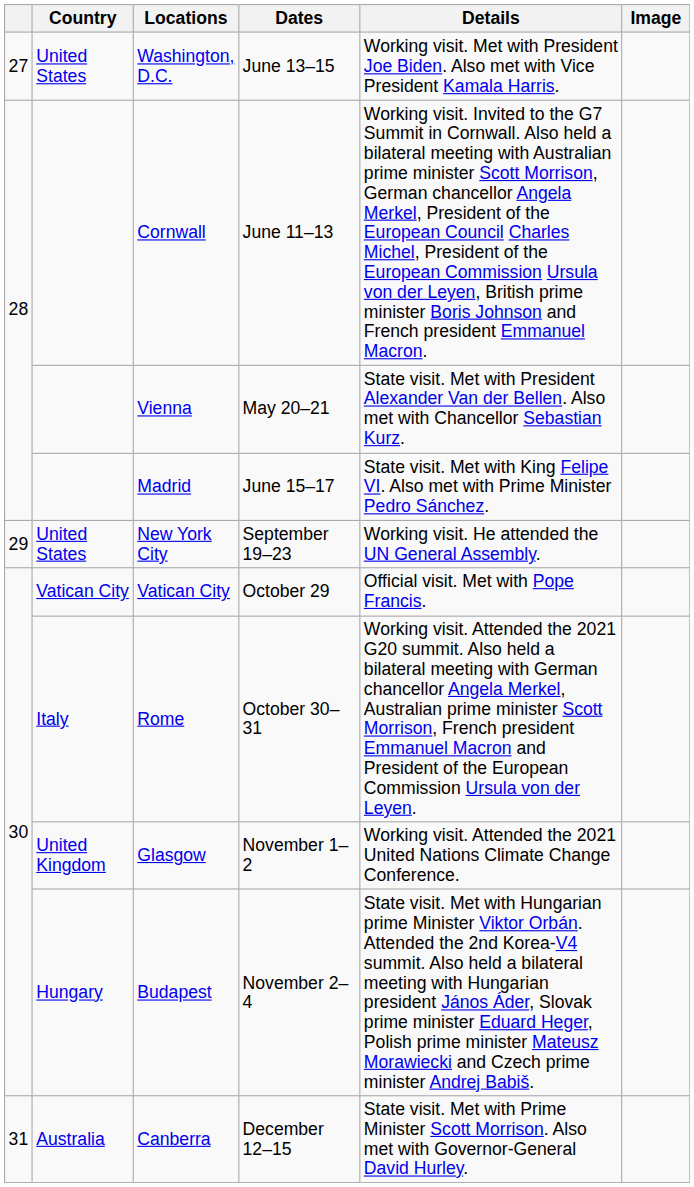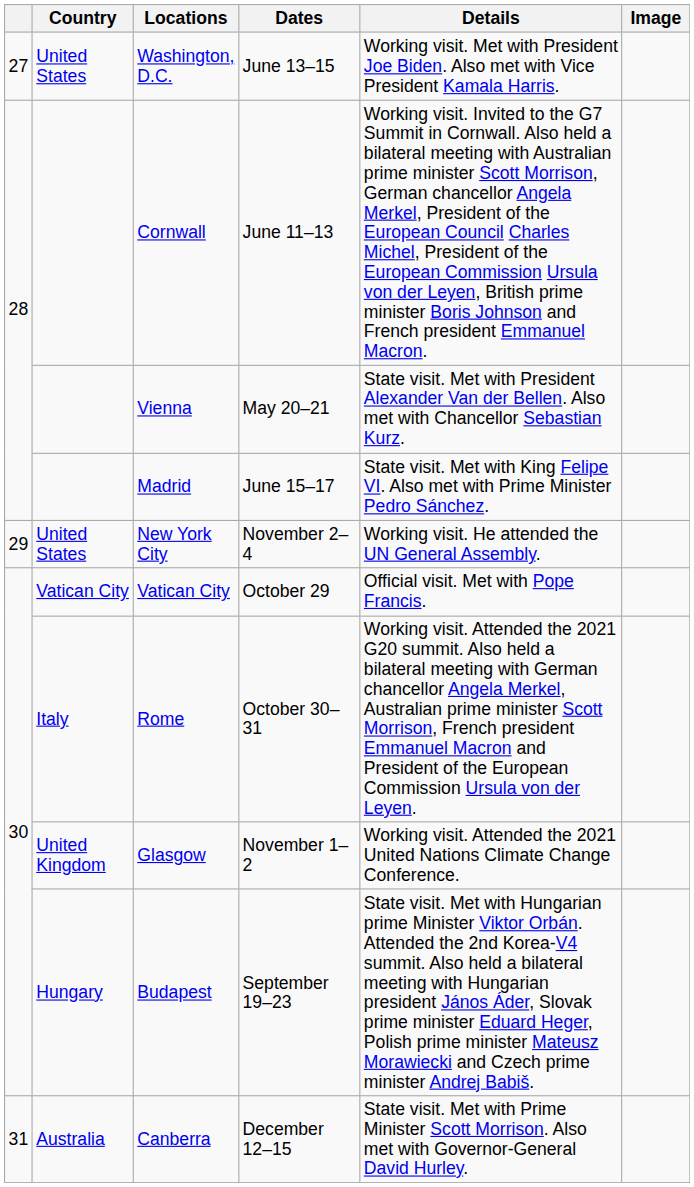(286, 544) September 19–23 -> (295, 544) November 2–4
(295, 992) November 2–4 -> (286, 992) September 19–23
